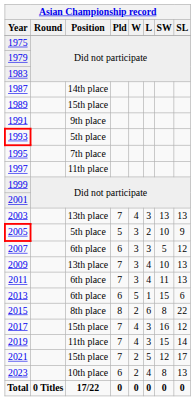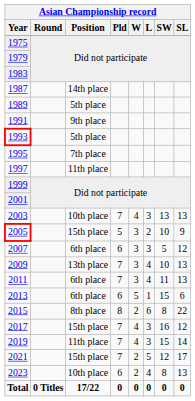(88, 105) 15th place -> (88, 105) 5th place
(88, 216) 13th place -> (88, 216) 10th place
(88, 232) 5th place -> (88, 232) 15th place
